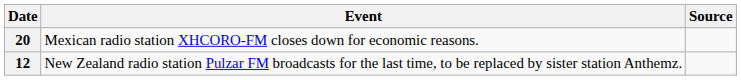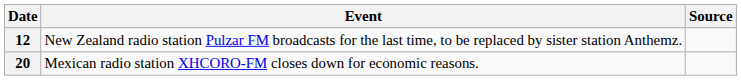rows swapped: (23, 63) <-> (23, 39)
